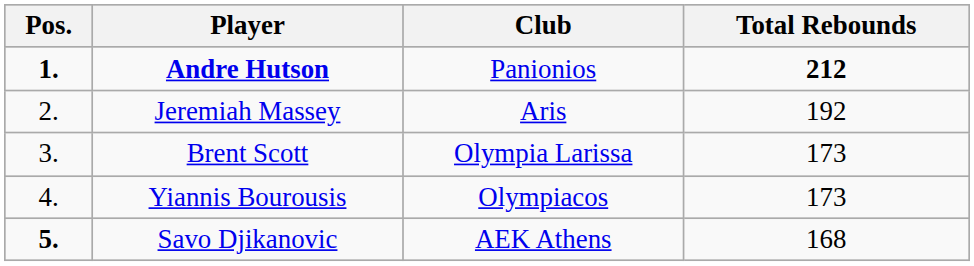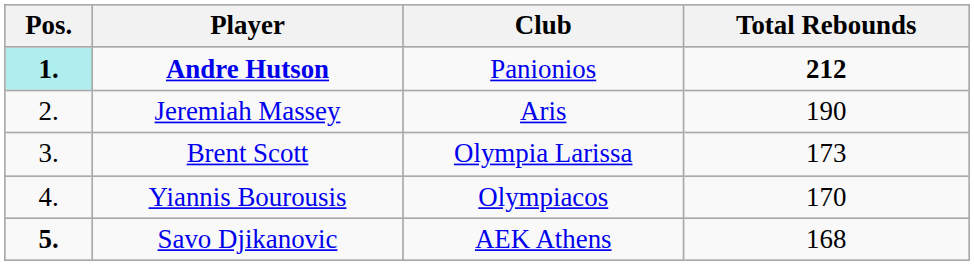(49, 68) no background -> (49, 68) paleturquoise background
(826, 111) 192 -> (826, 111) 190
(826, 196) 173 -> (826, 196) 170
